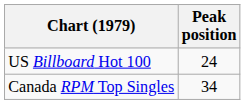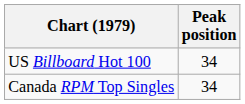(209, 61) 24 -> (209, 61) 34
